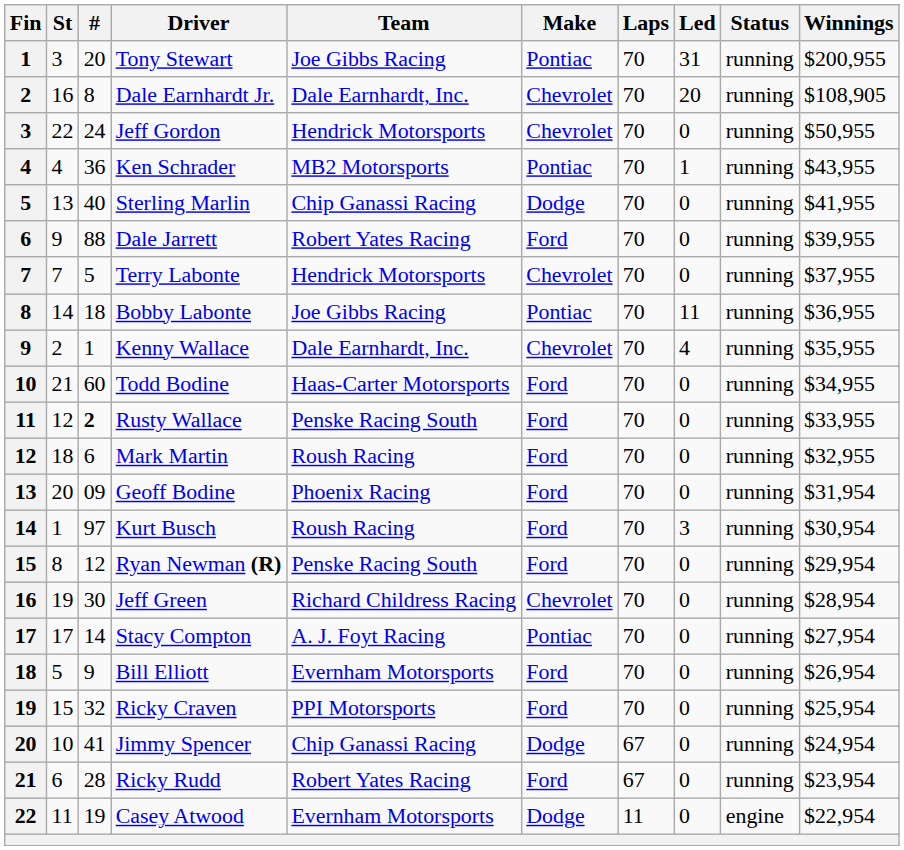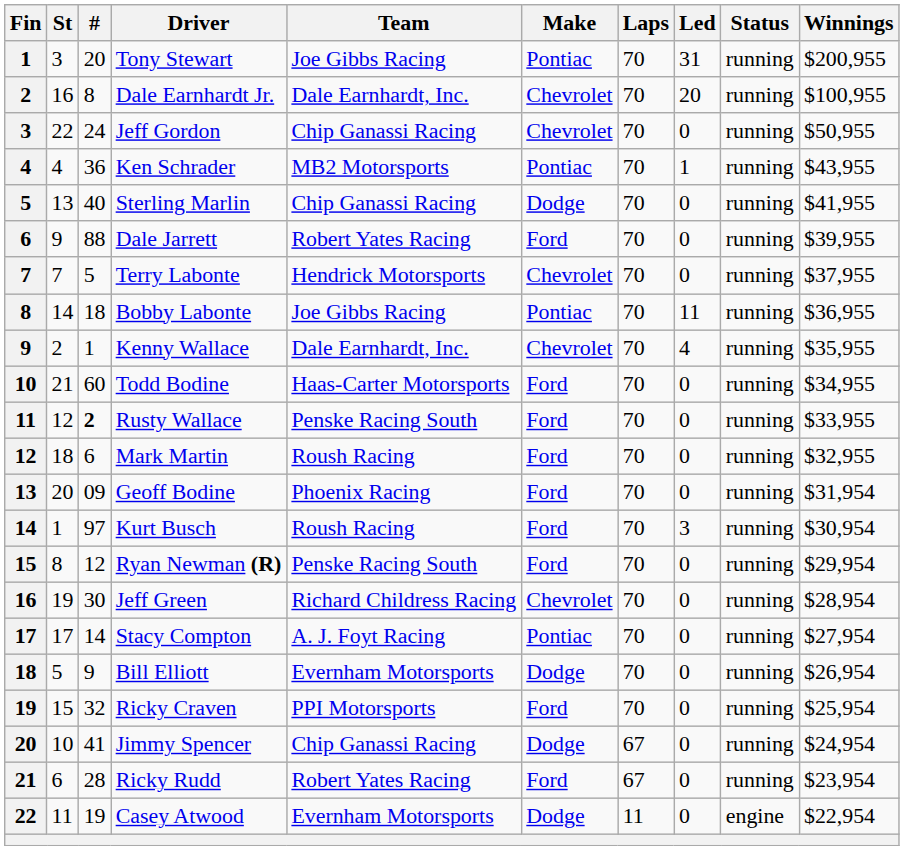(845, 94) $108,905 -> (845, 94) $100,955
(388, 131) Hendrick Motorsports -> (384, 131) Chip Ganassi Racing
(547, 672) Ford -> (555, 672) Dodge
